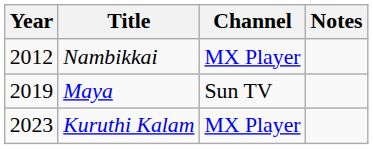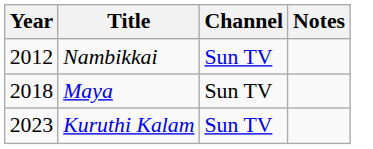(253, 56) MX Player -> (238, 56) Sun TV
(31, 90) 2019 -> (31, 90) 2018
(253, 125) MX Player -> (238, 125) Sun TV
